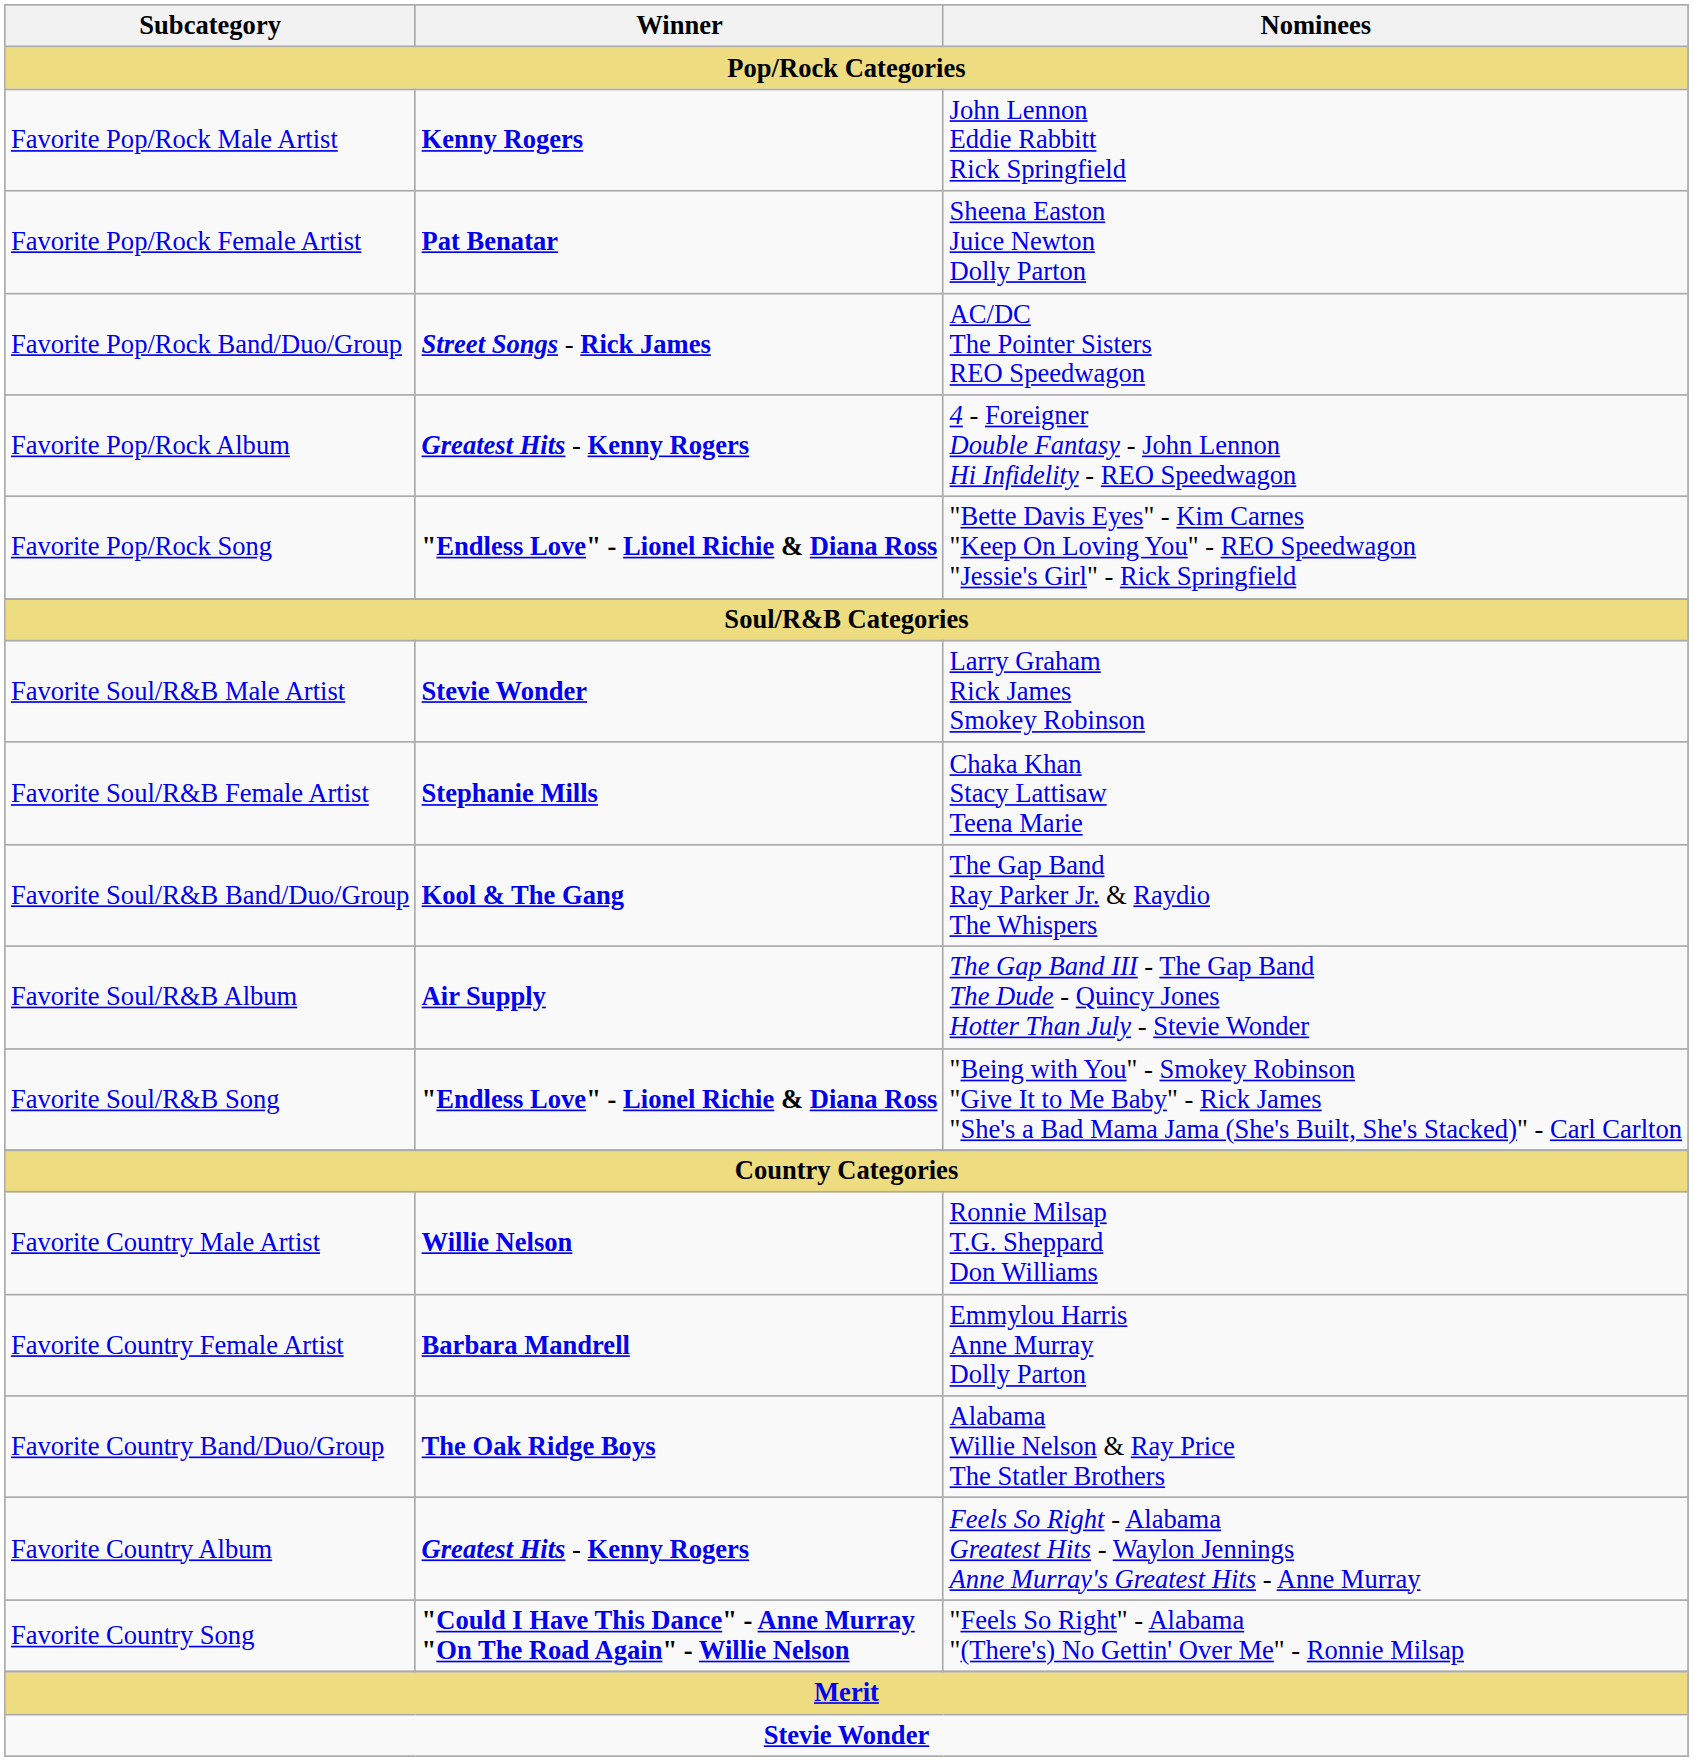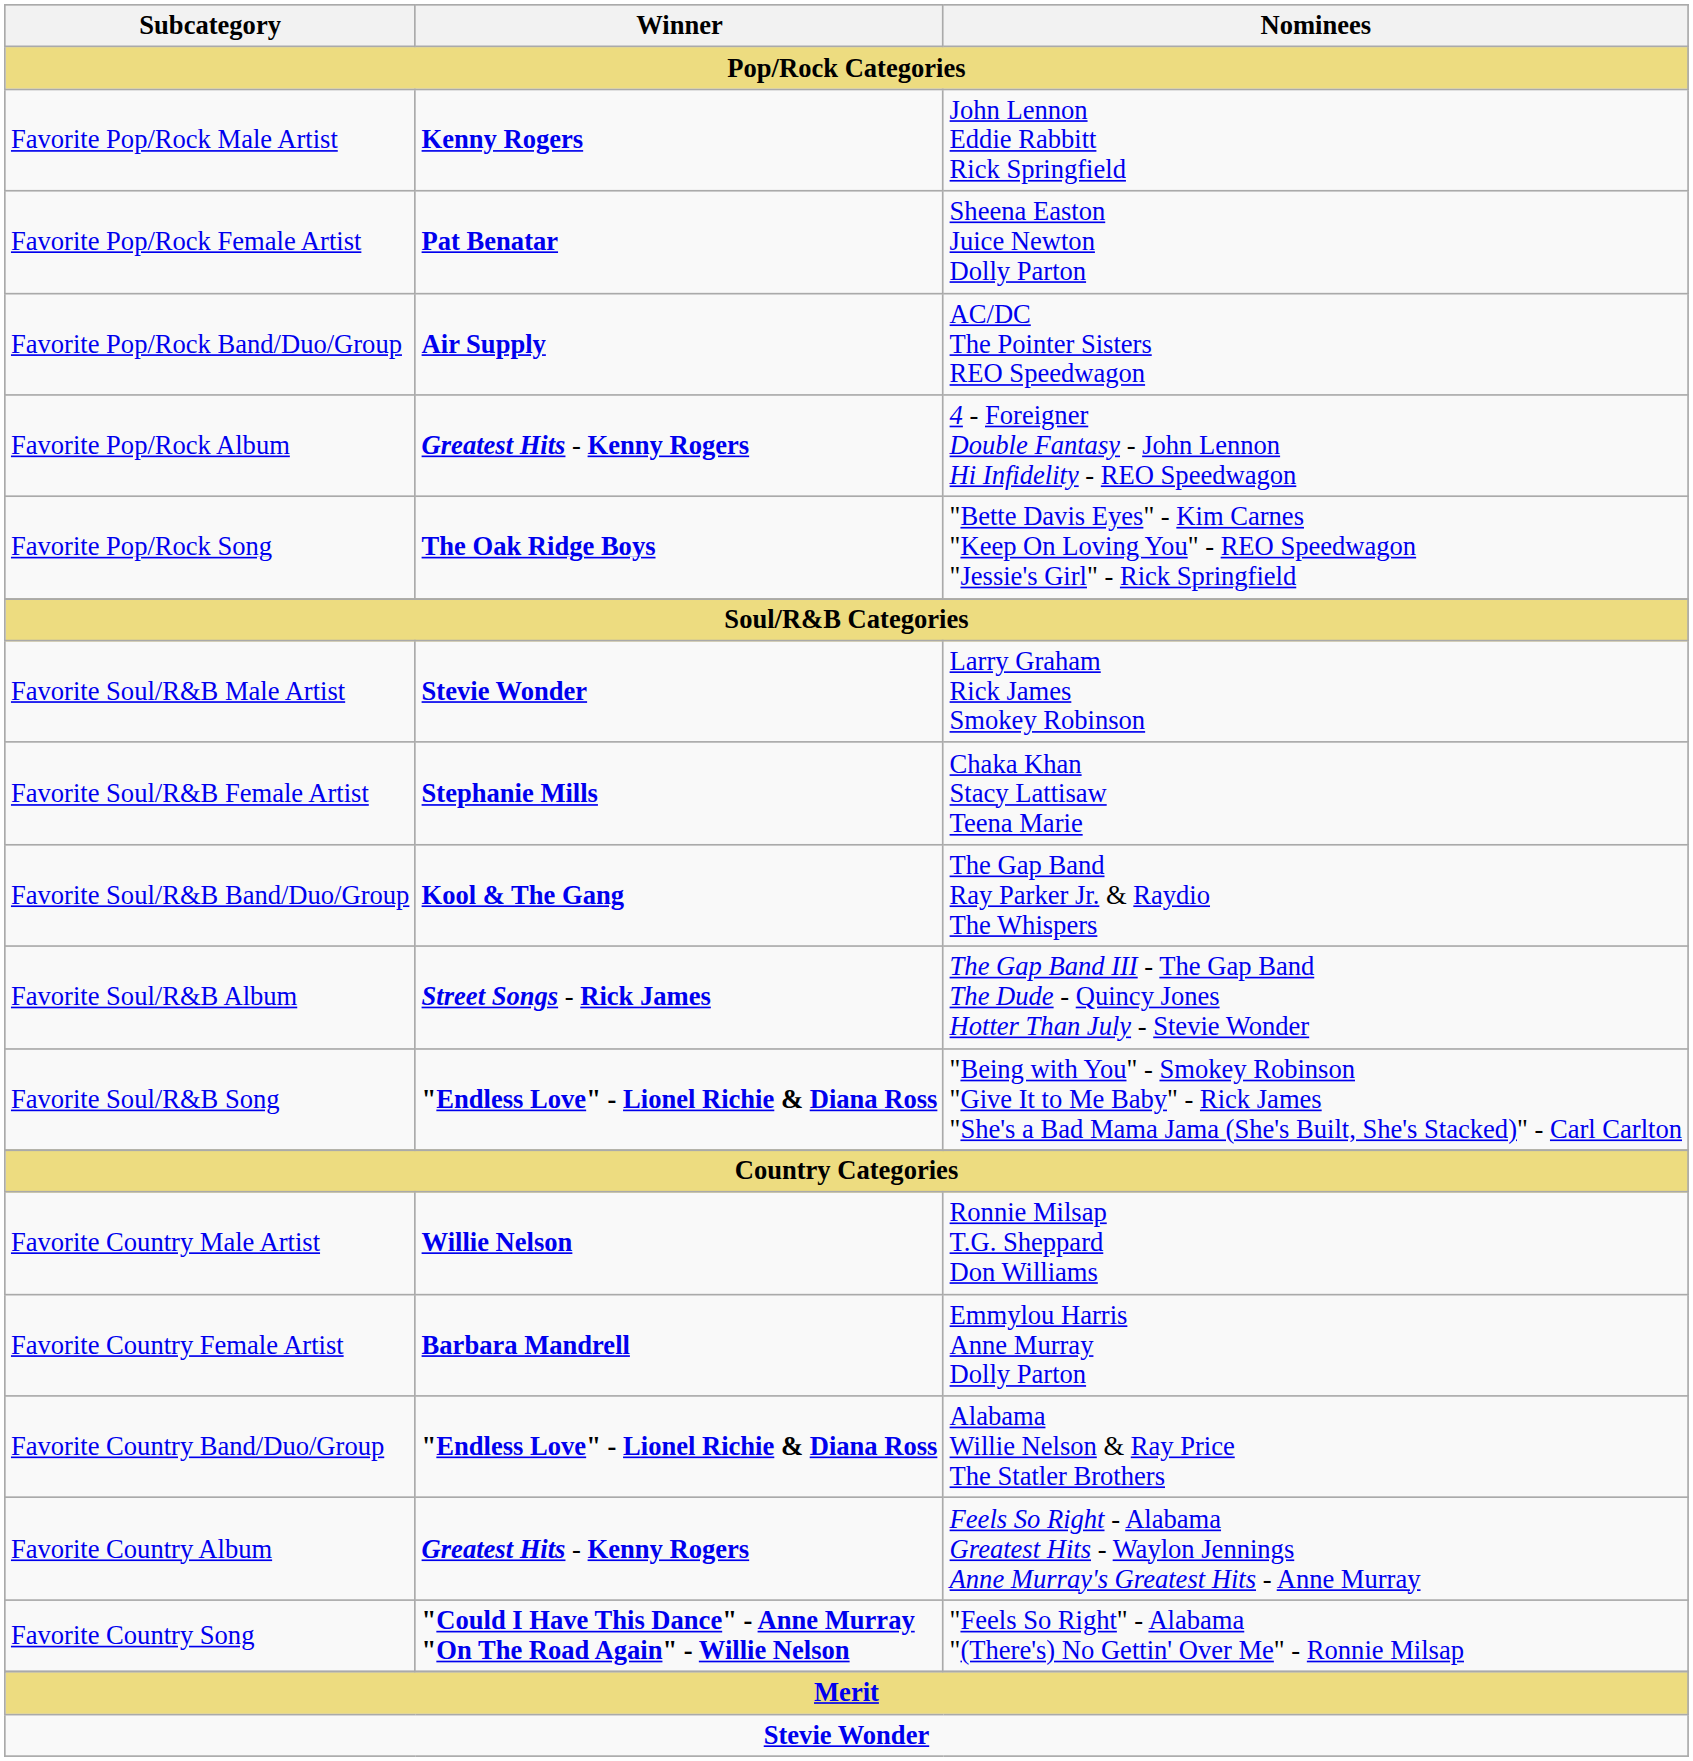(566, 343) Street Songs - Rick James -> (484, 343) Air Supply
(679, 547) "Endless Love" - Lionel Richie & Diana Ross -> (539, 547) The Oak Ridge Boys
(484, 996) Air Supply -> (566, 996) Street Songs - Rick James
(539, 1446) The Oak Ridge Boys -> (679, 1446) "Endless Love" - Lionel Richie & Diana Ross
